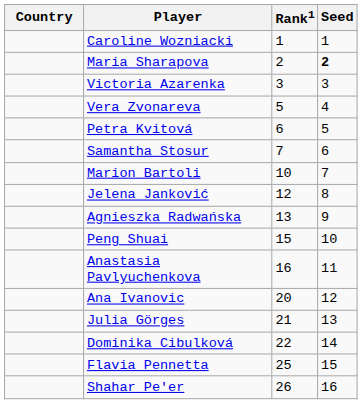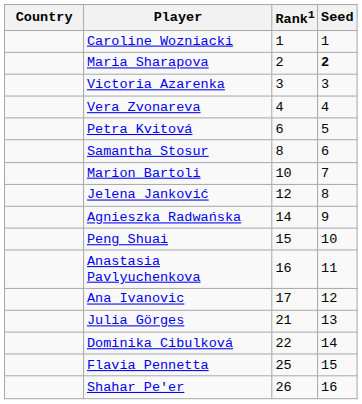(279, 107) 5 -> (279, 107) 4
(279, 151) 7 -> (279, 151) 8
(284, 217) 13 -> (284, 217) 14
(284, 299) 20 -> (284, 299) 17
